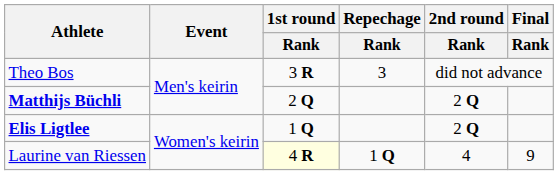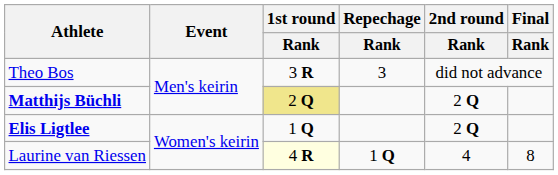(301, 100) no background -> (301, 100) khaki background
(530, 156) 9 -> (530, 156) 8
